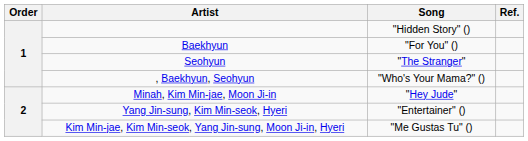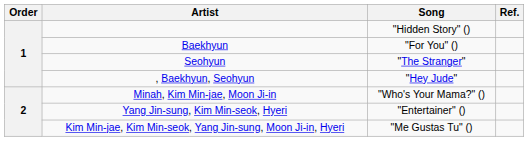(432, 78) "Who's Your Mama?" () -> (432, 78) "Hey Jude"
(432, 95) "Hey Jude" -> (432, 95) "Who's Your Mama?" ()
